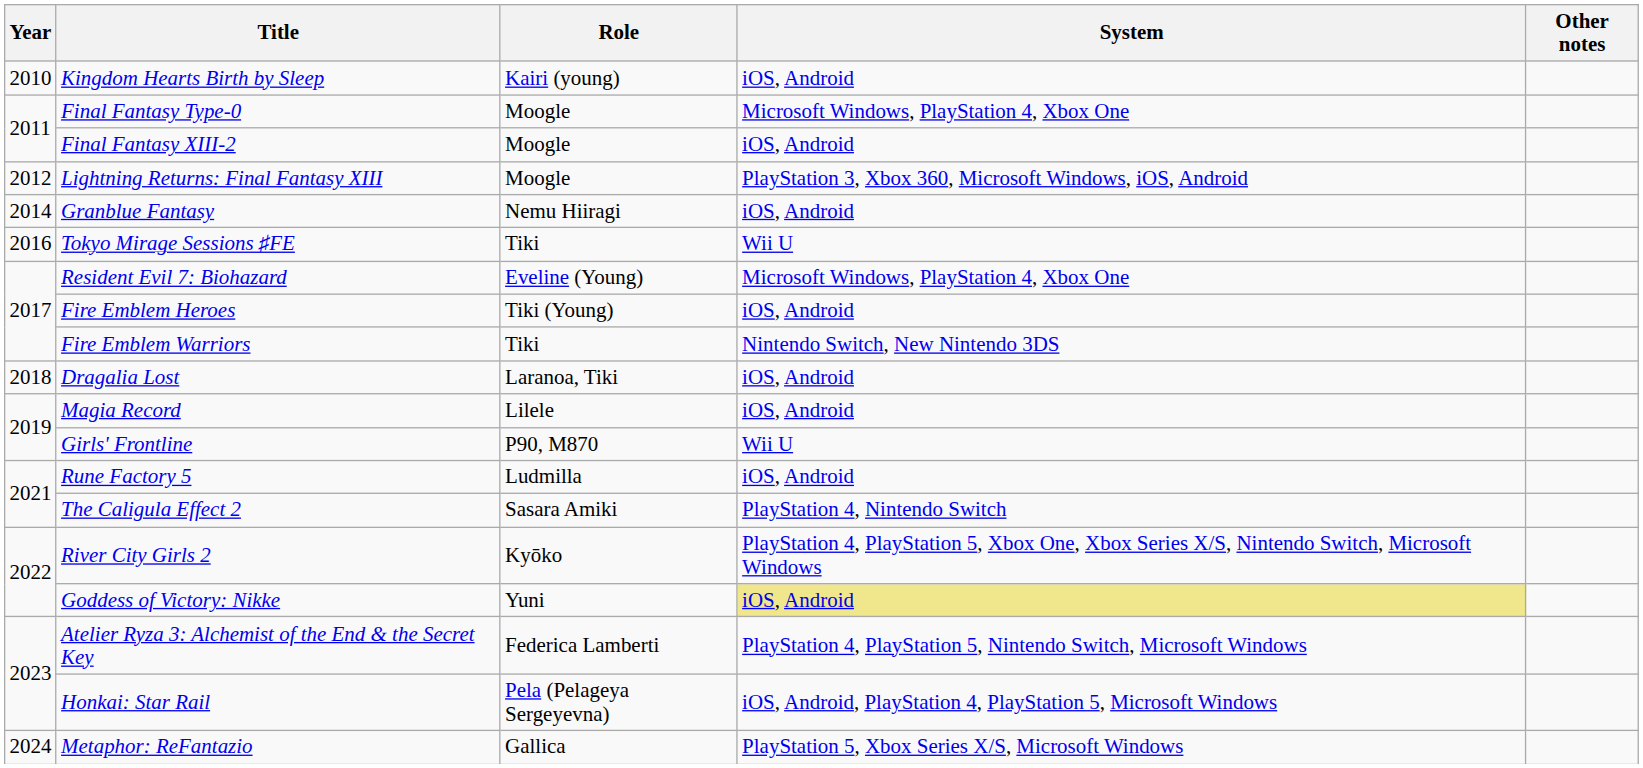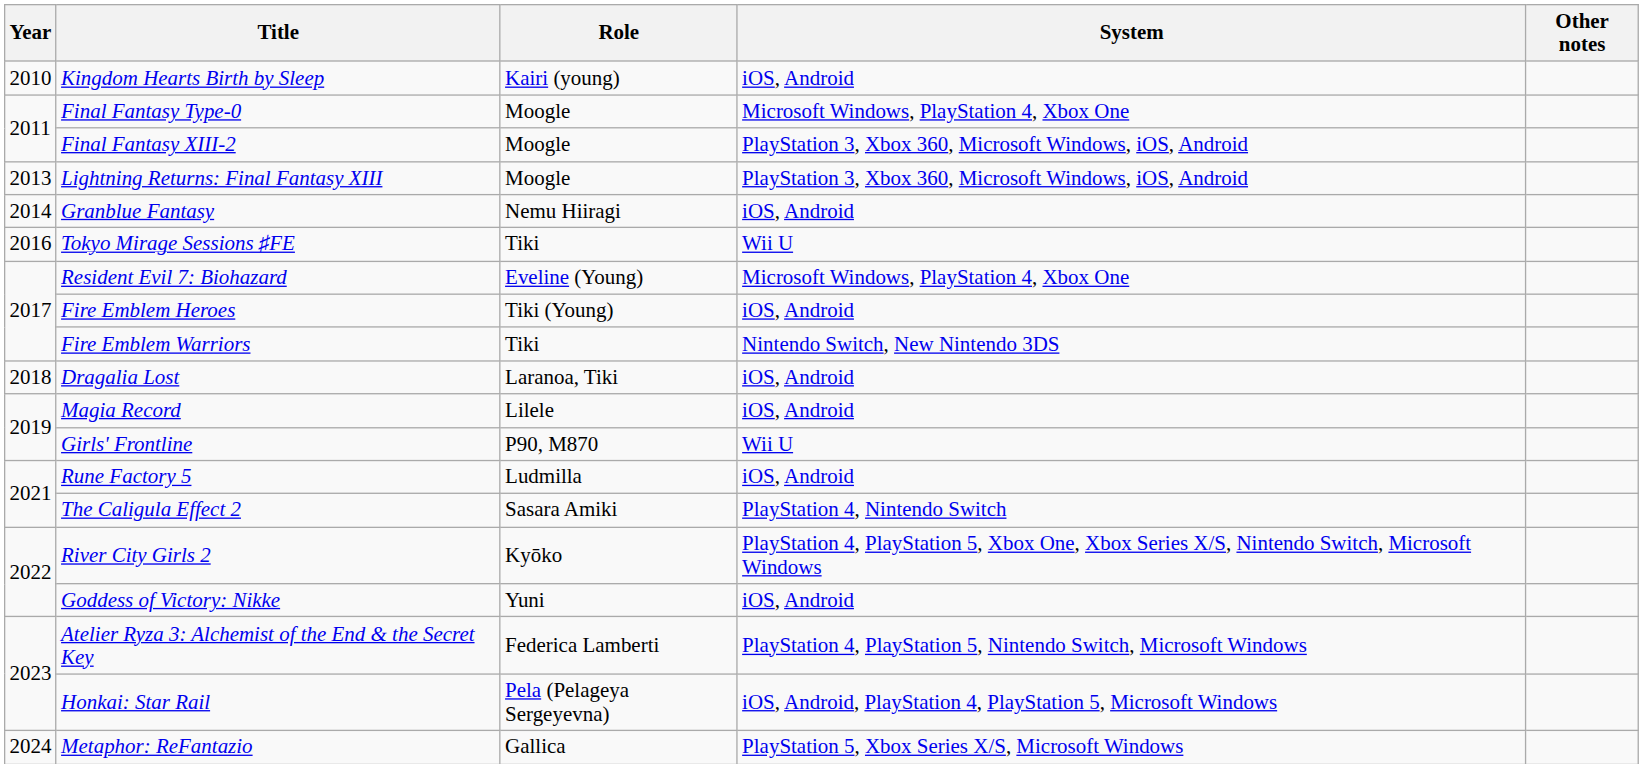(798, 144) iOS, Android -> (995, 144) PlayStation 3, Xbox 360, Microsoft Windows, iOS, Android
(30, 177) 2012 -> (30, 177) 2013
(798, 600) khaki background -> (798, 600) no background
